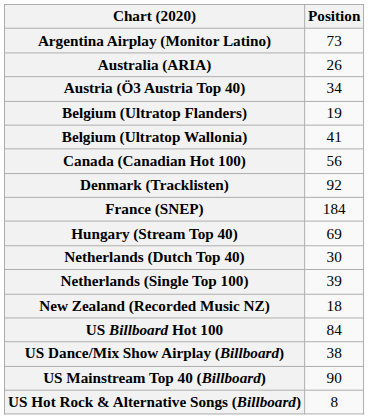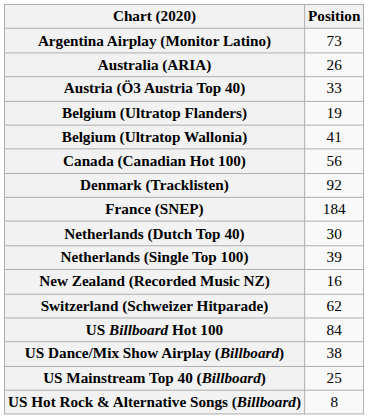(334, 88) 34 -> (334, 88) 33
- row: (154, 233)
(334, 305) 18 -> (334, 281) 16
+ row: (154, 305)
(334, 378) 90 -> (334, 378) 25
